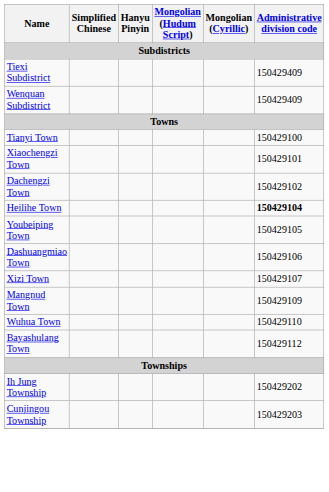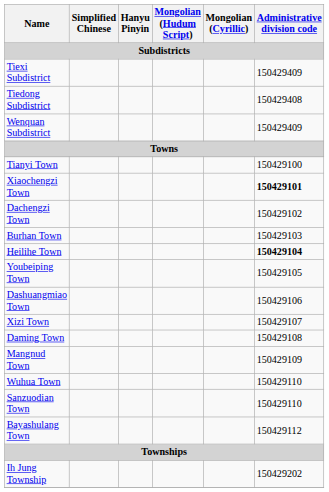+ row: (28, 100)
(279, 159) normal -> (279, 186) bold
+ row: (34, 235)
+ row: (35, 338)
+ row: (30, 403)
- row: (28, 414)
